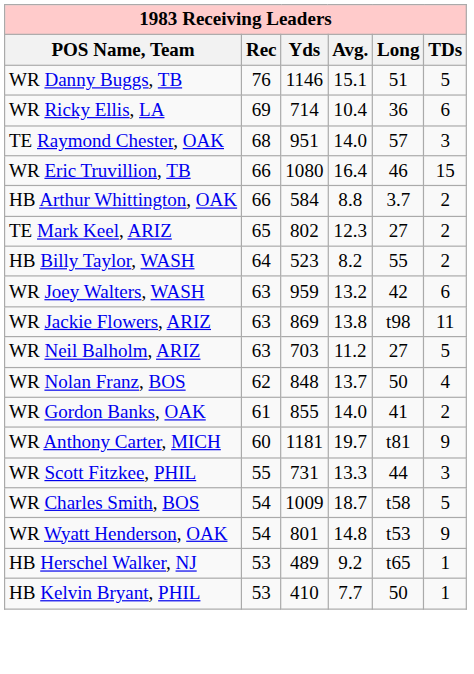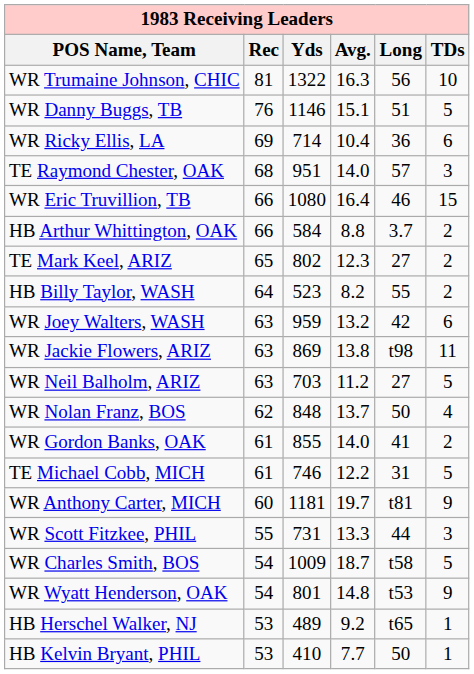+ row: (124, 79)
+ row: (107, 472)
